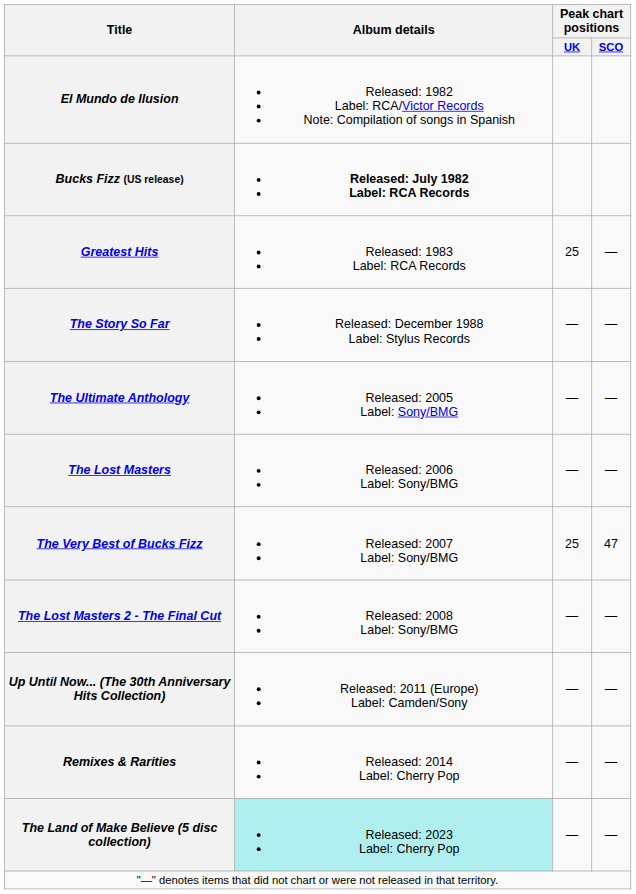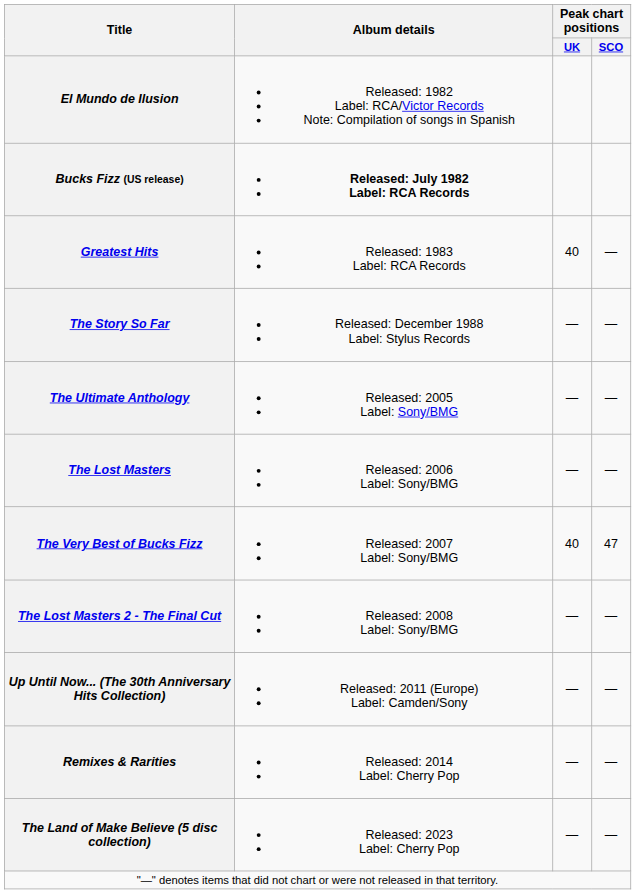(572, 252) 25 -> (572, 252) 40
(572, 543) 25 -> (572, 543) 40
(394, 842) paleturquoise background -> (394, 842) no background
